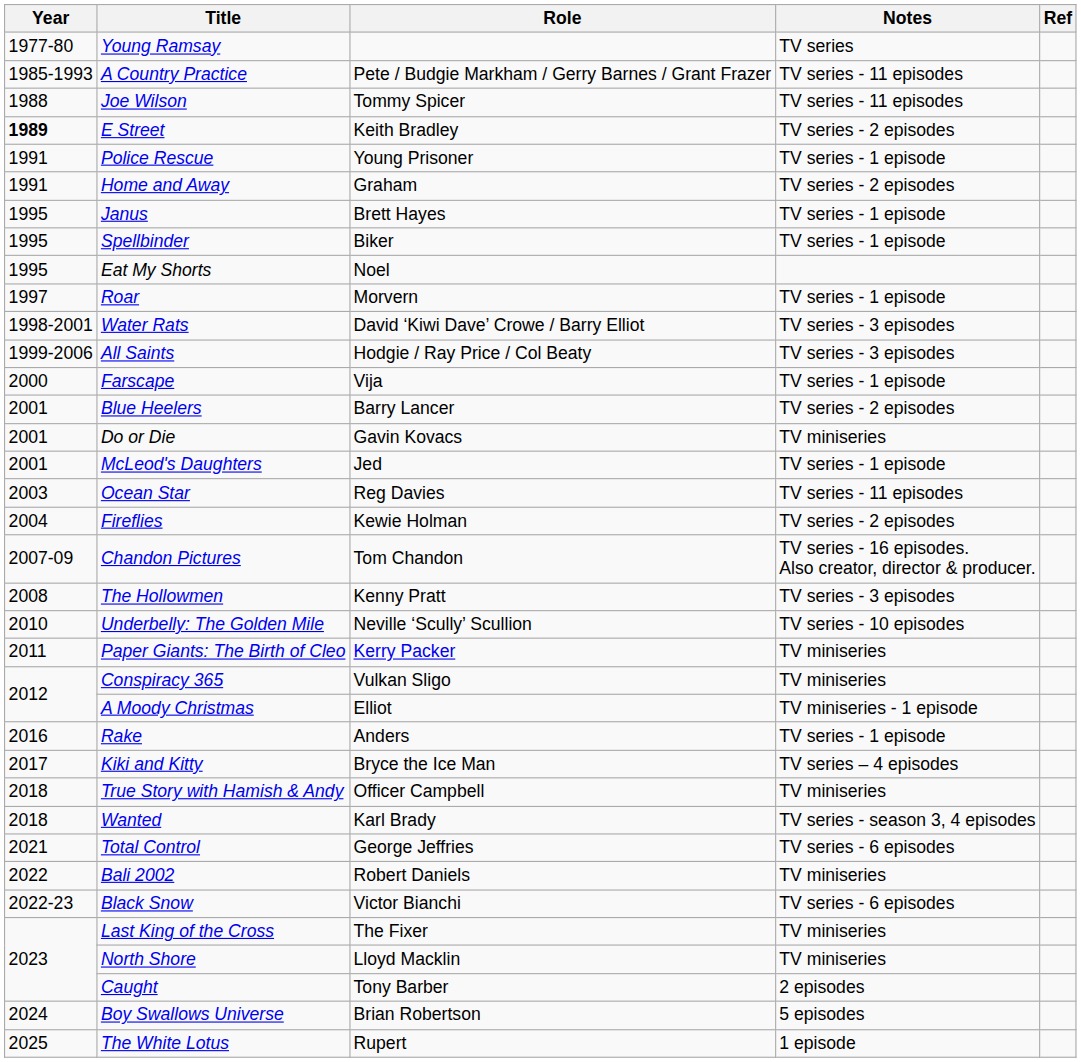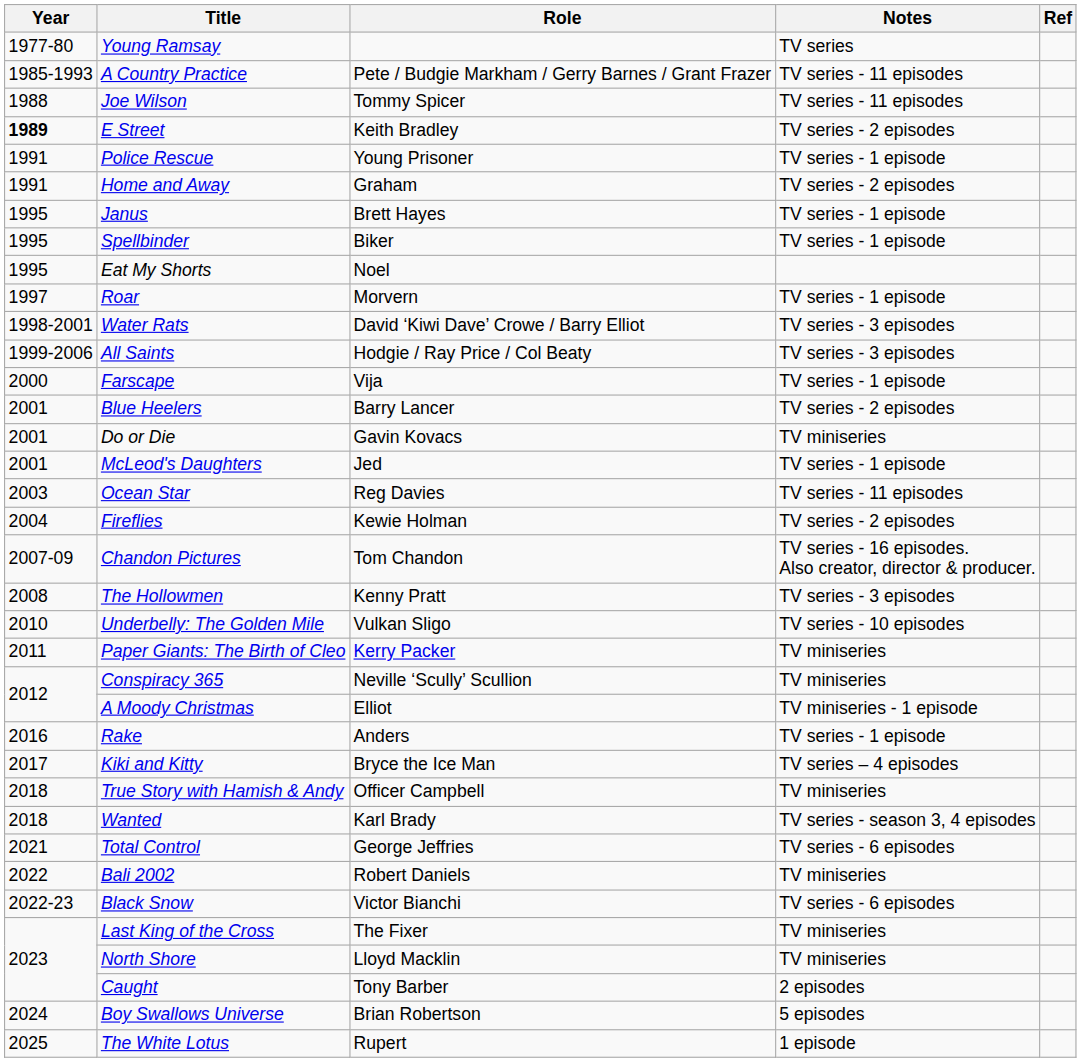(443, 624) Neville ‘Scully’ Scullion -> (402, 624) Vulkan Sligo
(402, 680) Vulkan Sligo -> (443, 680) Neville ‘Scully’ Scullion
